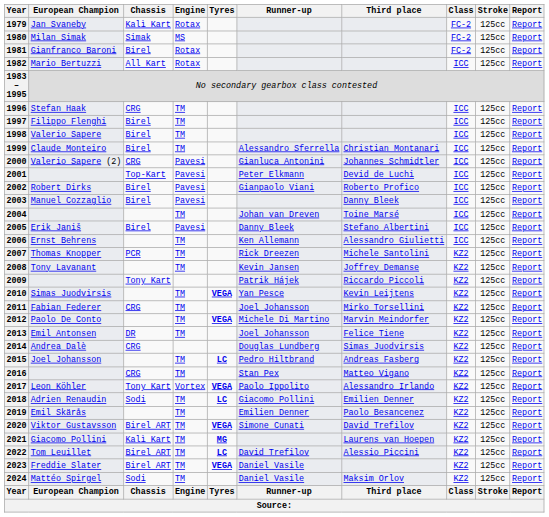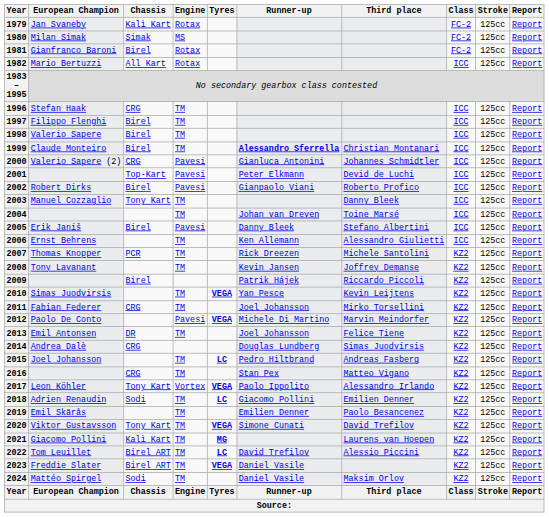(289, 148) normal -> (289, 148) bold
(138, 201) Birel -> (148, 201) Tony Kart
(190, 201) Pavesi -> (180, 201) TM
(148, 281) Tony Kart -> (138, 281) Birel
(180, 320) TM -> (190, 320) Pavesi
(148, 426) Birel ART -> (148, 426) Tony Kart
